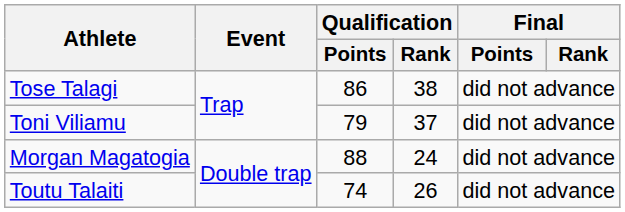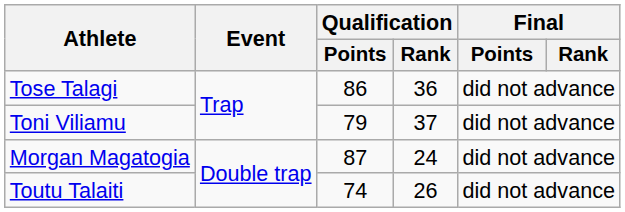(426, 89) 38 -> (426, 89) 36
(355, 157) 88 -> (355, 157) 87
